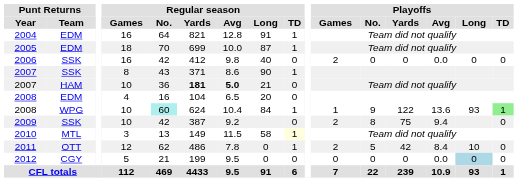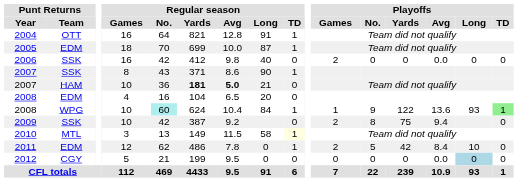(71, 35) EDM -> (71, 35) OTT
(71, 146) OTT -> (71, 146) EDM
